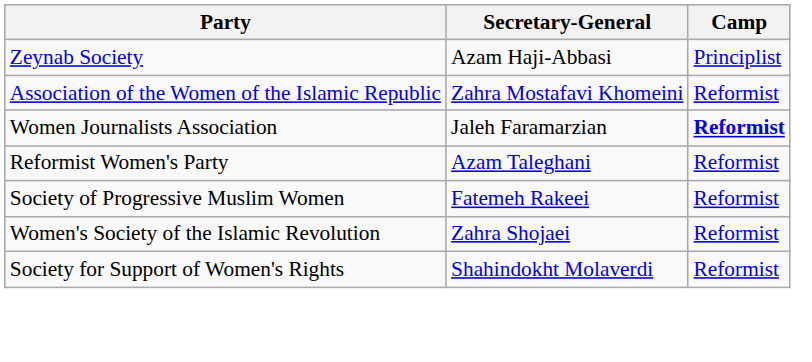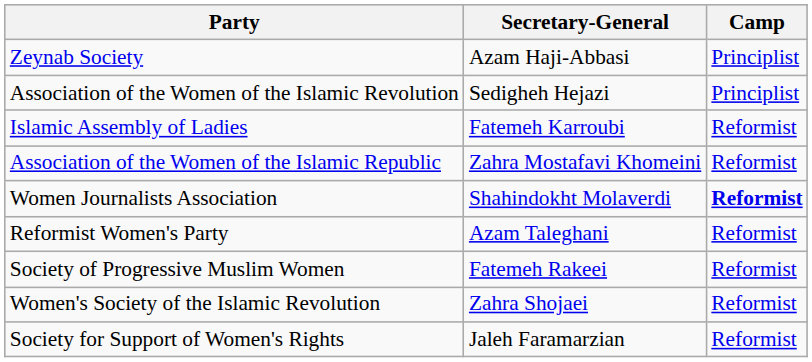+ row: (234, 92)
+ row: (129, 127)
(529, 127) Jaleh Faramarzian -> (570, 197) Shahindokht Molaverdi
(552, 268) Shahindokht Molaverdi -> (547, 338) Jaleh Faramarzian
